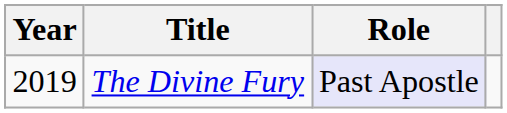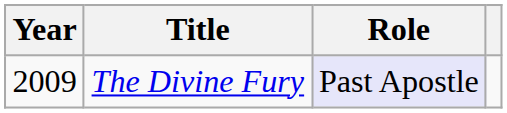(45, 81) 2019 -> (45, 81) 2009
